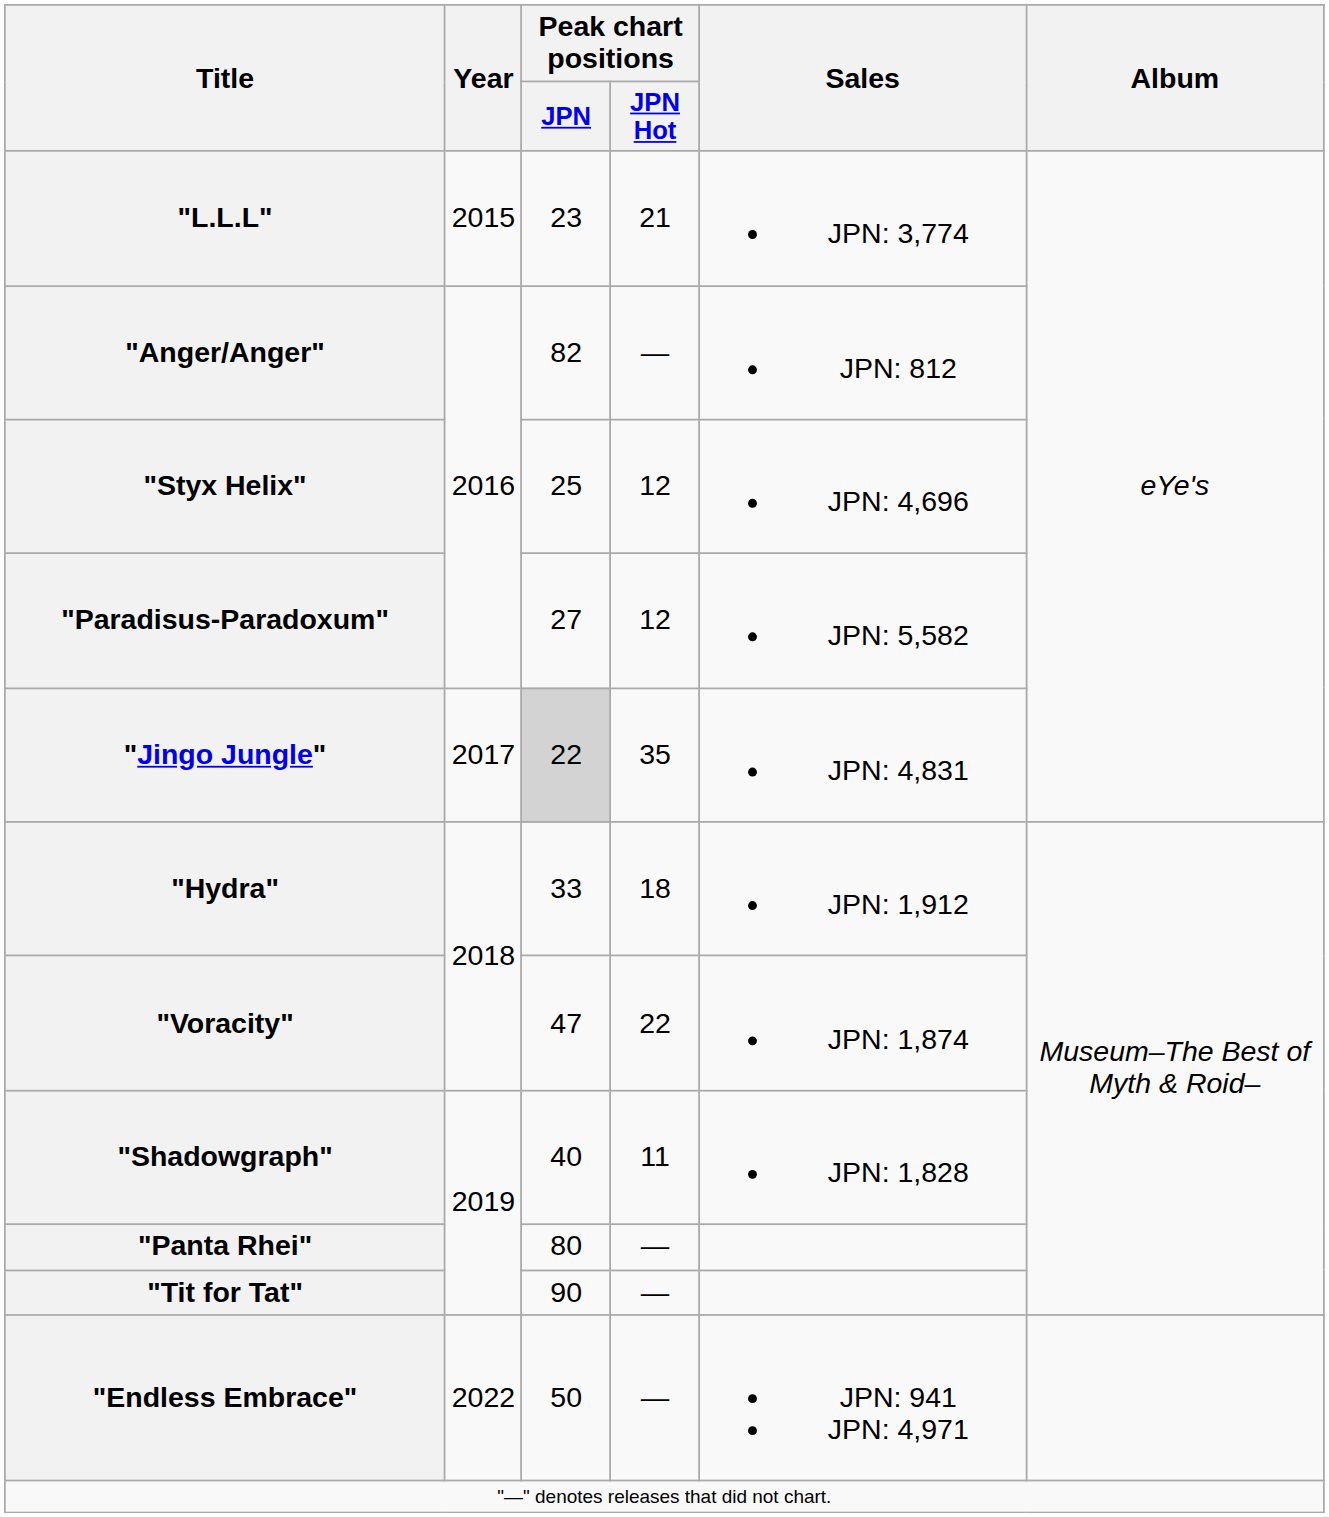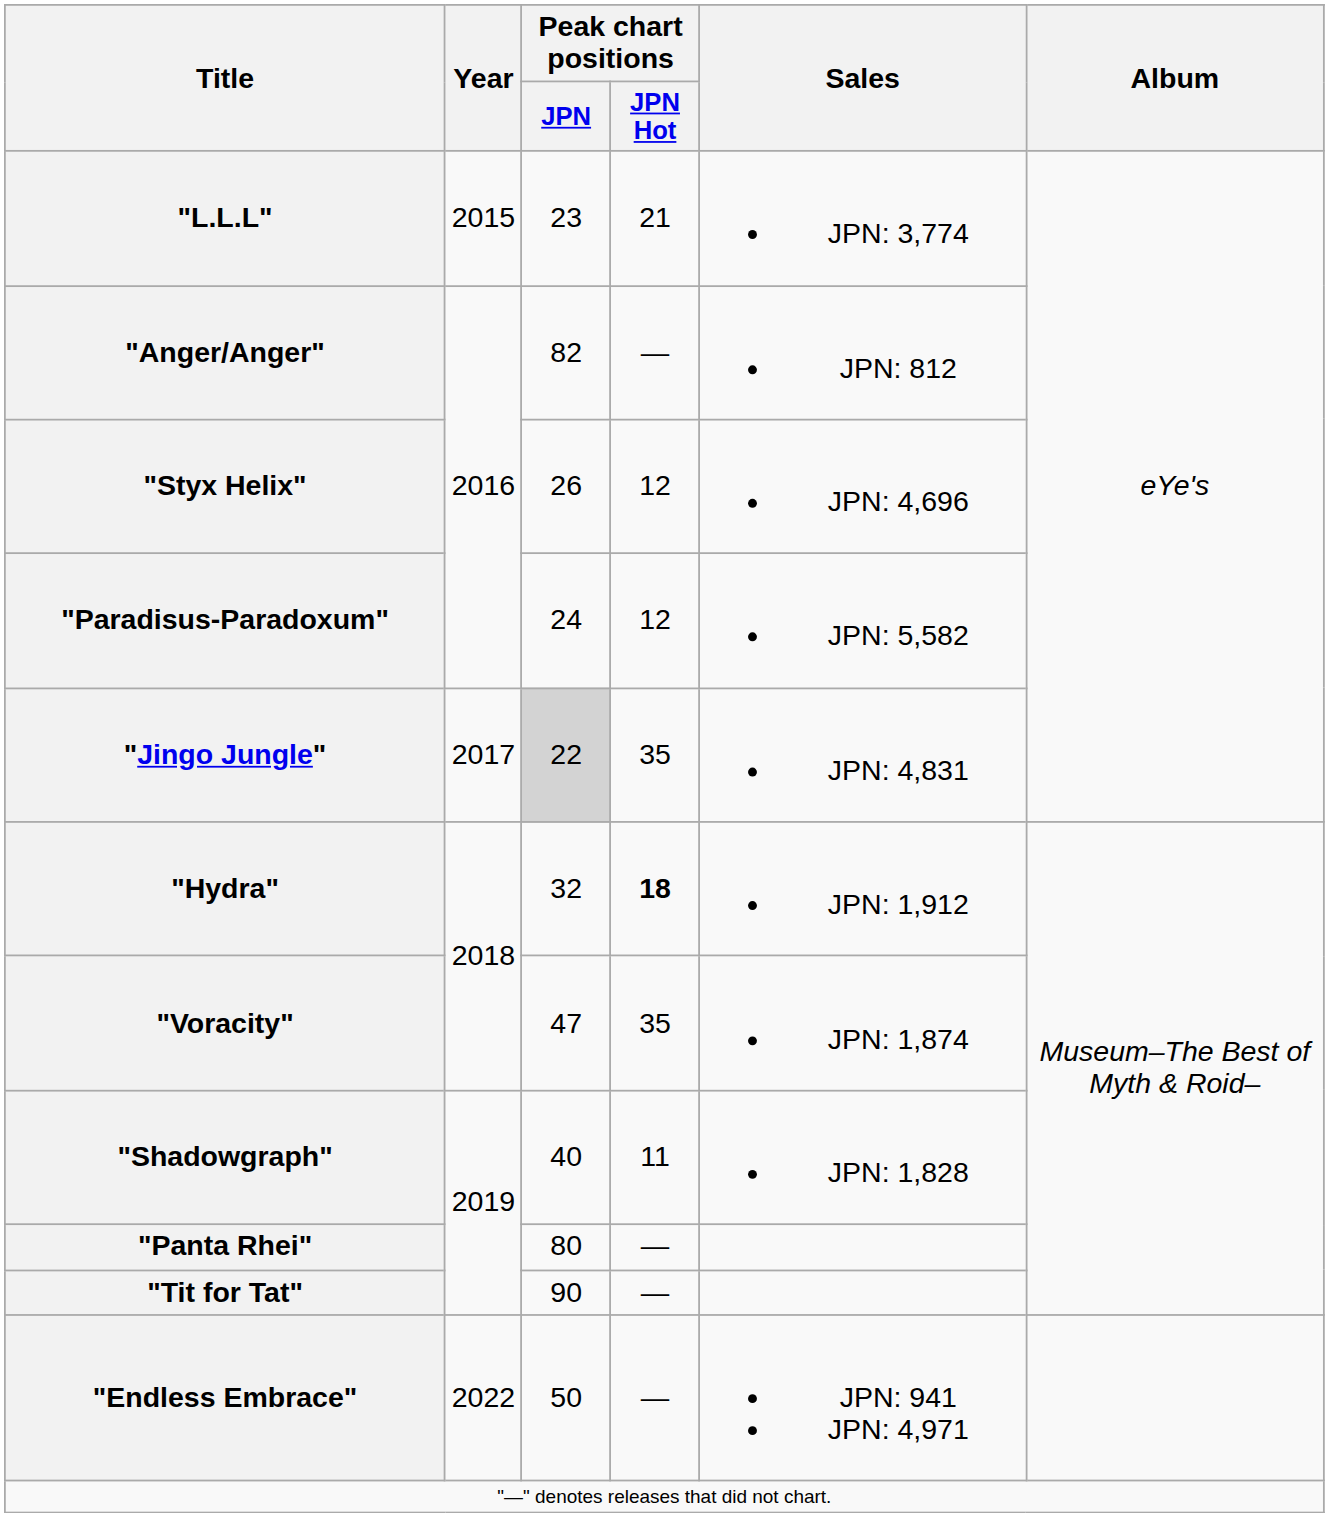(566, 486) 25 -> (566, 486) 26
(566, 620) 27 -> (566, 620) 24
(566, 888) 33 -> (566, 888) 32
(655, 888) normal -> (655, 888) bold
(655, 1022) 22 -> (655, 1022) 35
